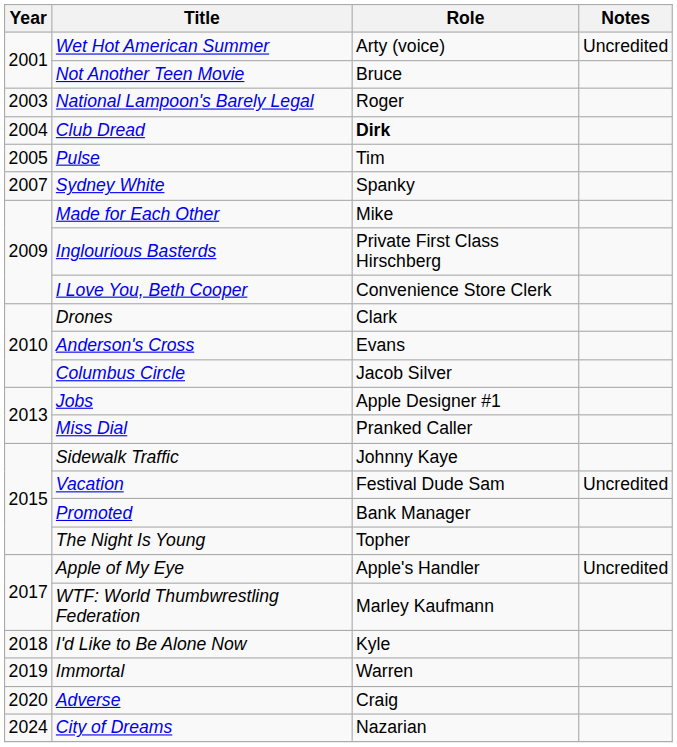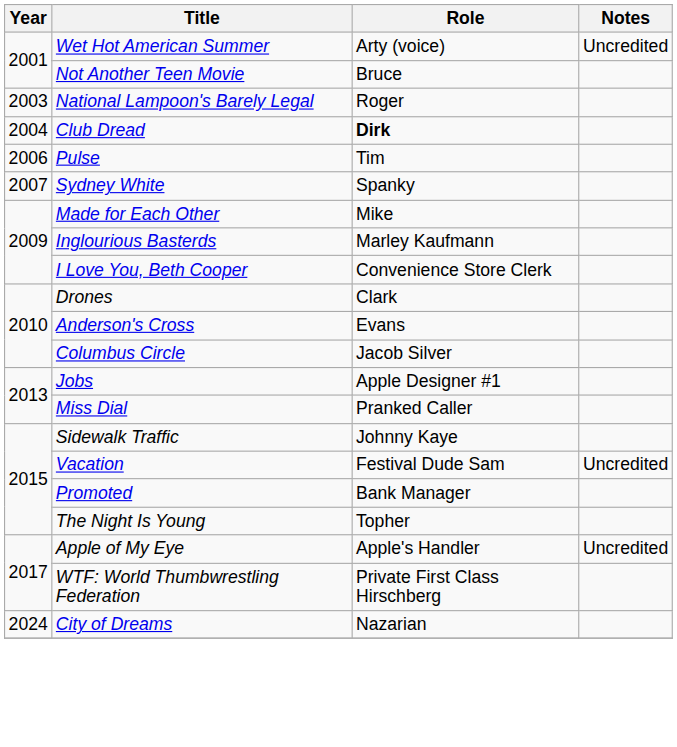(28, 158) 2005 -> (28, 158) 2006
(427, 251) Private First Class Hirschberg -> (425, 241) Marley Kaufmann
(425, 606) Marley Kaufmann -> (427, 586) Private First Class Hirschberg
- row: (151, 644)
- row: (90, 672)
- row: (88, 700)
